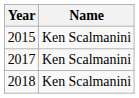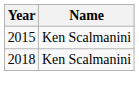- row: (22, 59)
